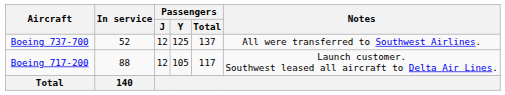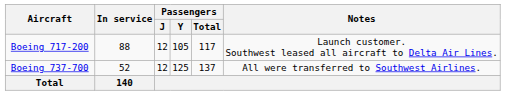rows swapped: (50, 62) <-> (50, 42)
